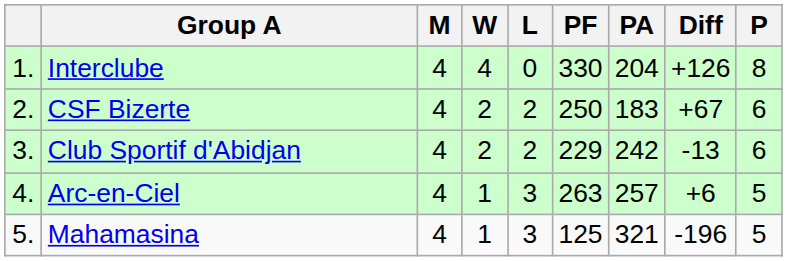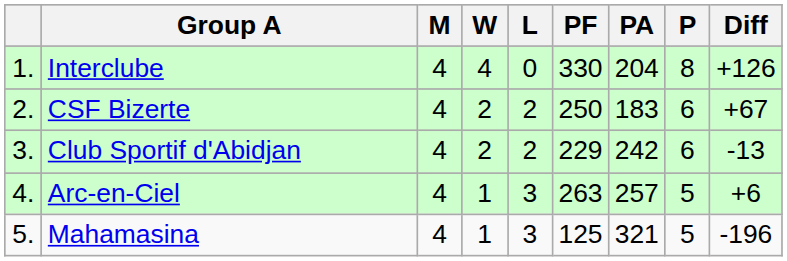columns swapped: (701, 25) <-> (759, 25)
